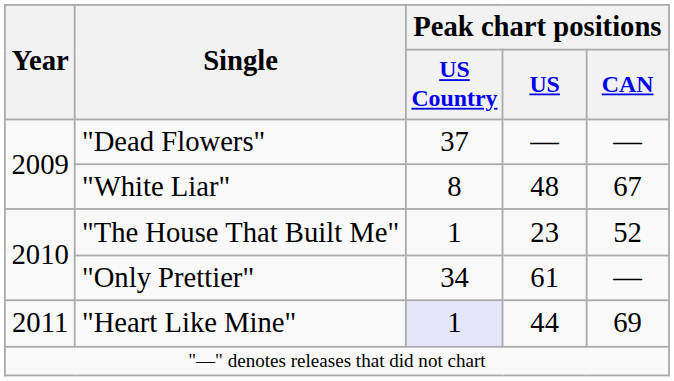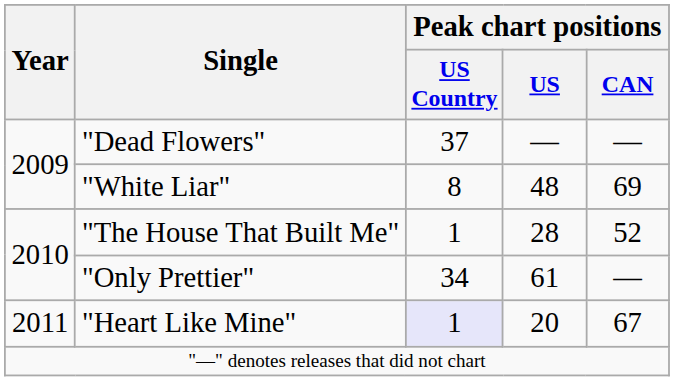(628, 186) 67 -> (628, 186) 69
(545, 232) 23 -> (545, 232) 28
(545, 322) 44 -> (545, 322) 20
(628, 322) 69 -> (628, 322) 67
